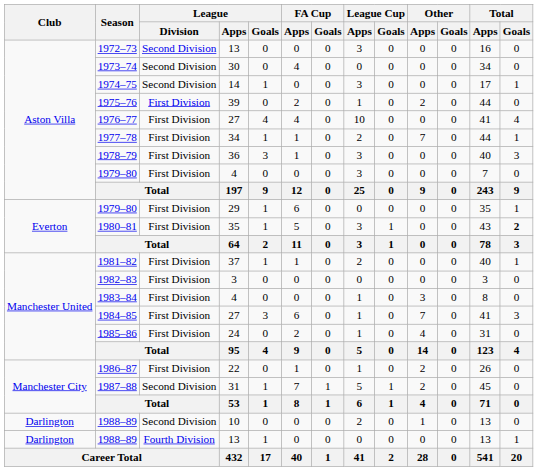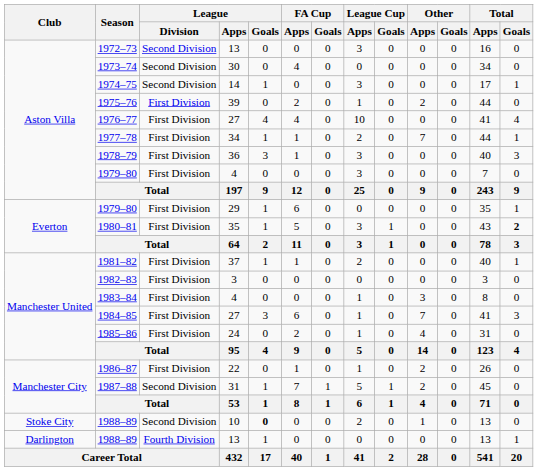(50, 421) Darlington -> (50, 421) Stoke City
(265, 421) normal -> (265, 421) bold
